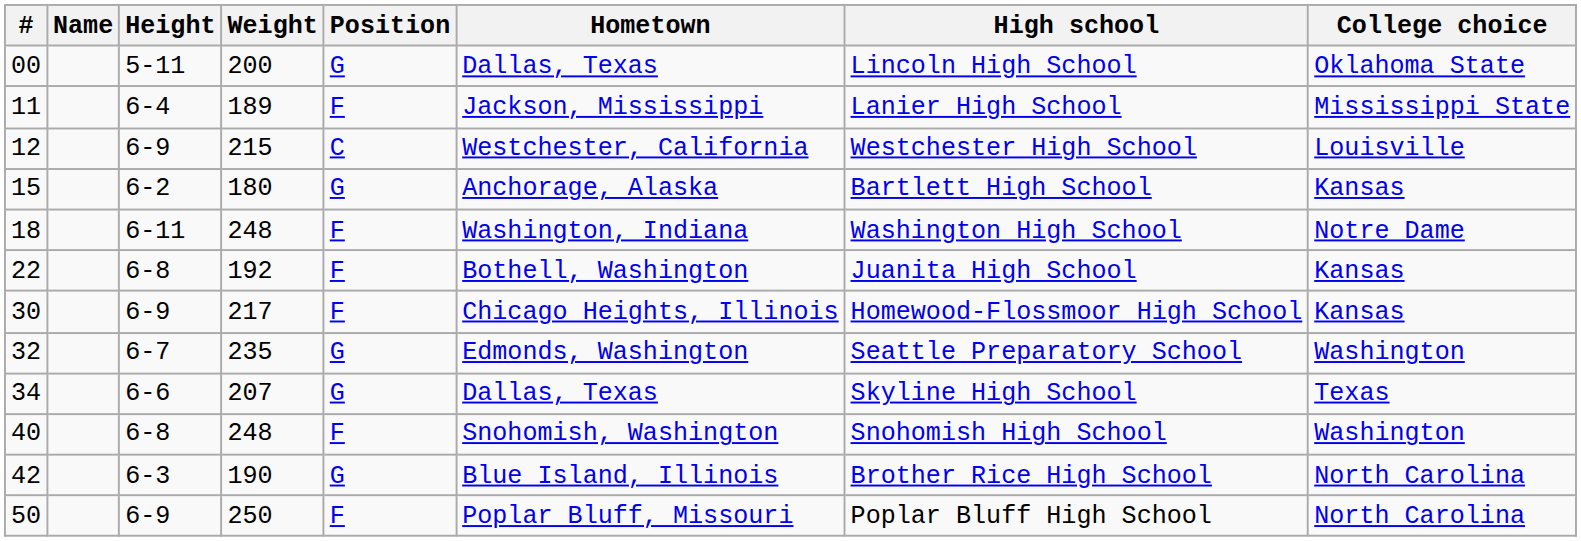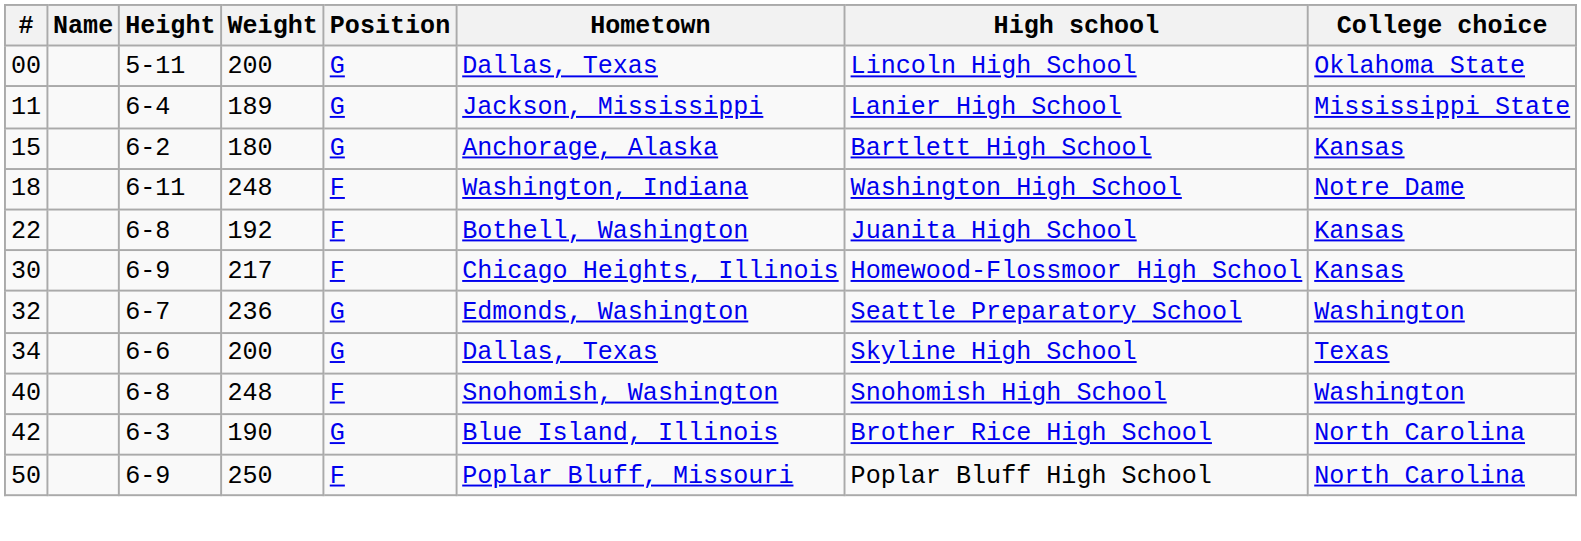(337, 107) F -> (337, 107) G
- row: (26, 148)
(250, 353) 235 -> (250, 312) 236
(250, 393) 207 -> (250, 353) 200
